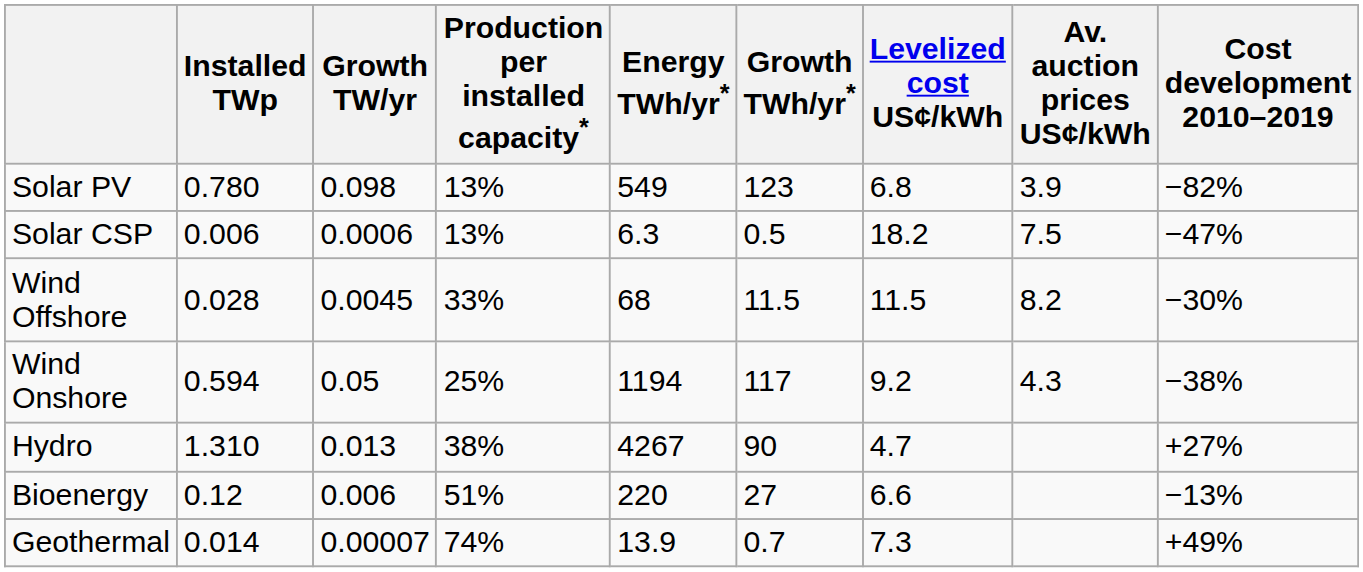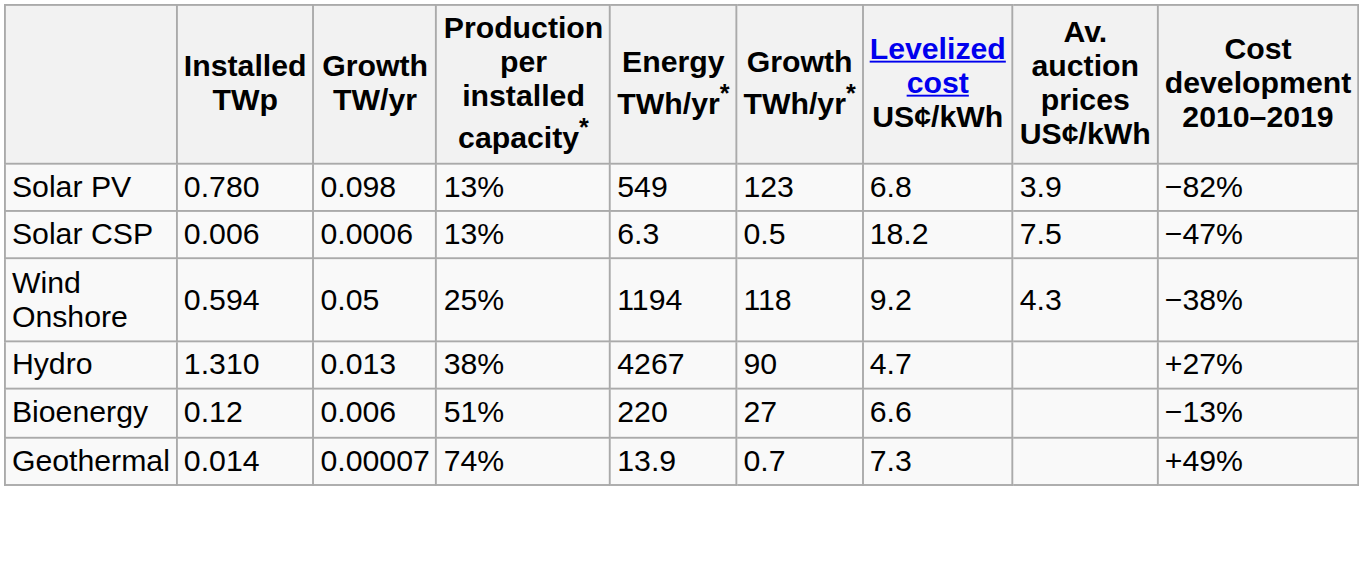- row: (70, 299)
(768, 381) 117 -> (768, 299) 118
